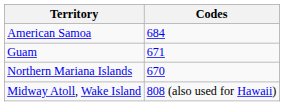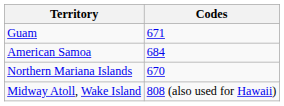rows swapped: (49, 33) <-> (22, 52)
